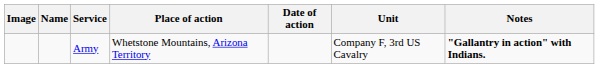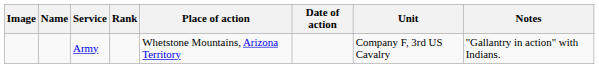+ column: (125, 19)
(510, 48) bold -> (522, 48) normal
